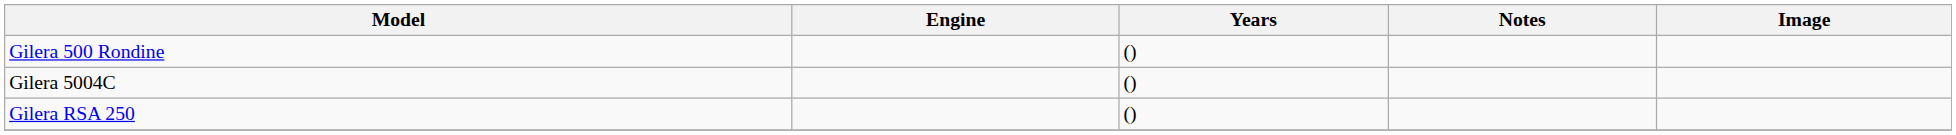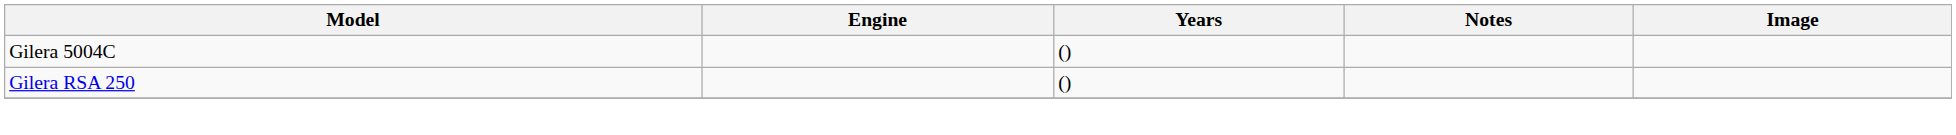- row: (87, 51)
